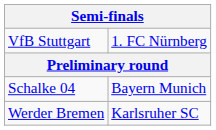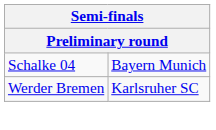- row: (49, 40)
